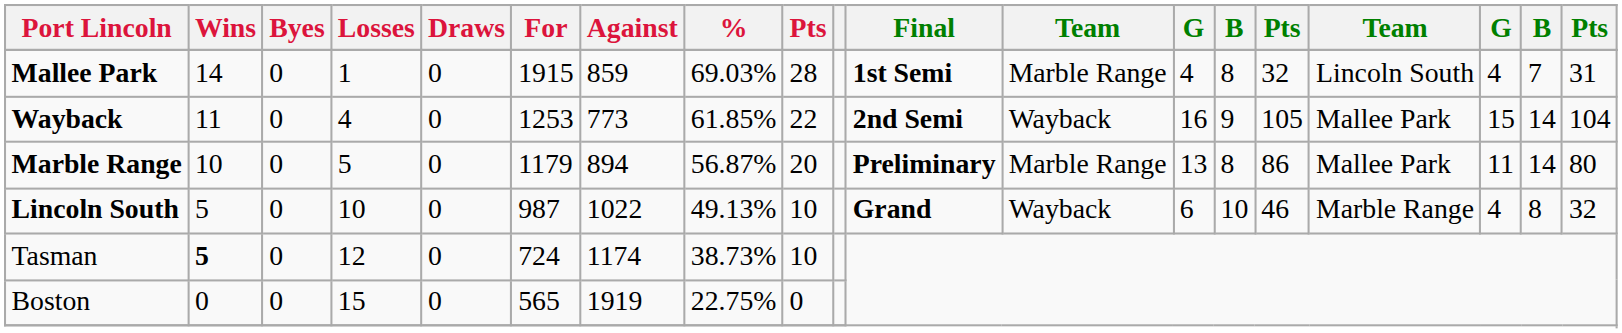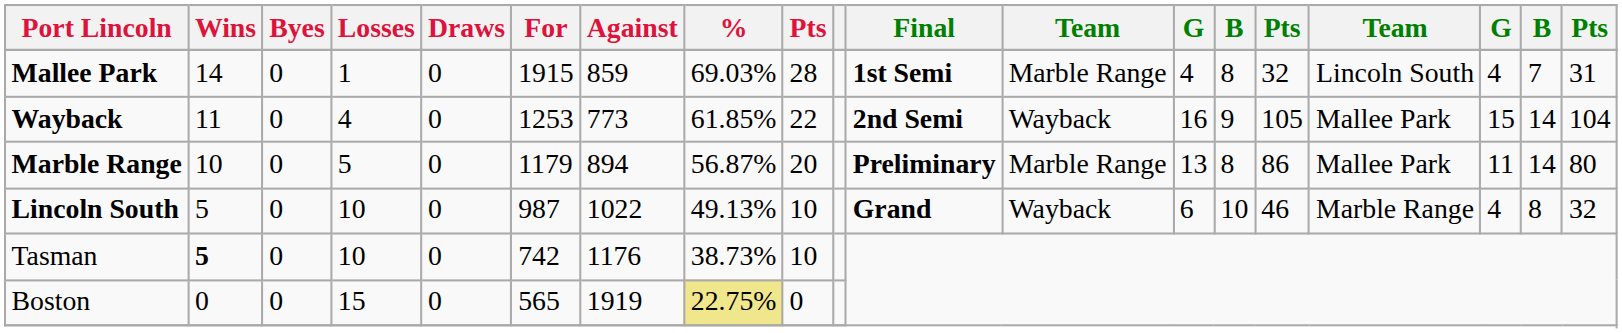(352, 255) 12 -> (352, 255) 10
(539, 255) 724 -> (539, 255) 742
(614, 255) 1174 -> (614, 255) 1176
(734, 301) no background -> (734, 301) khaki background
